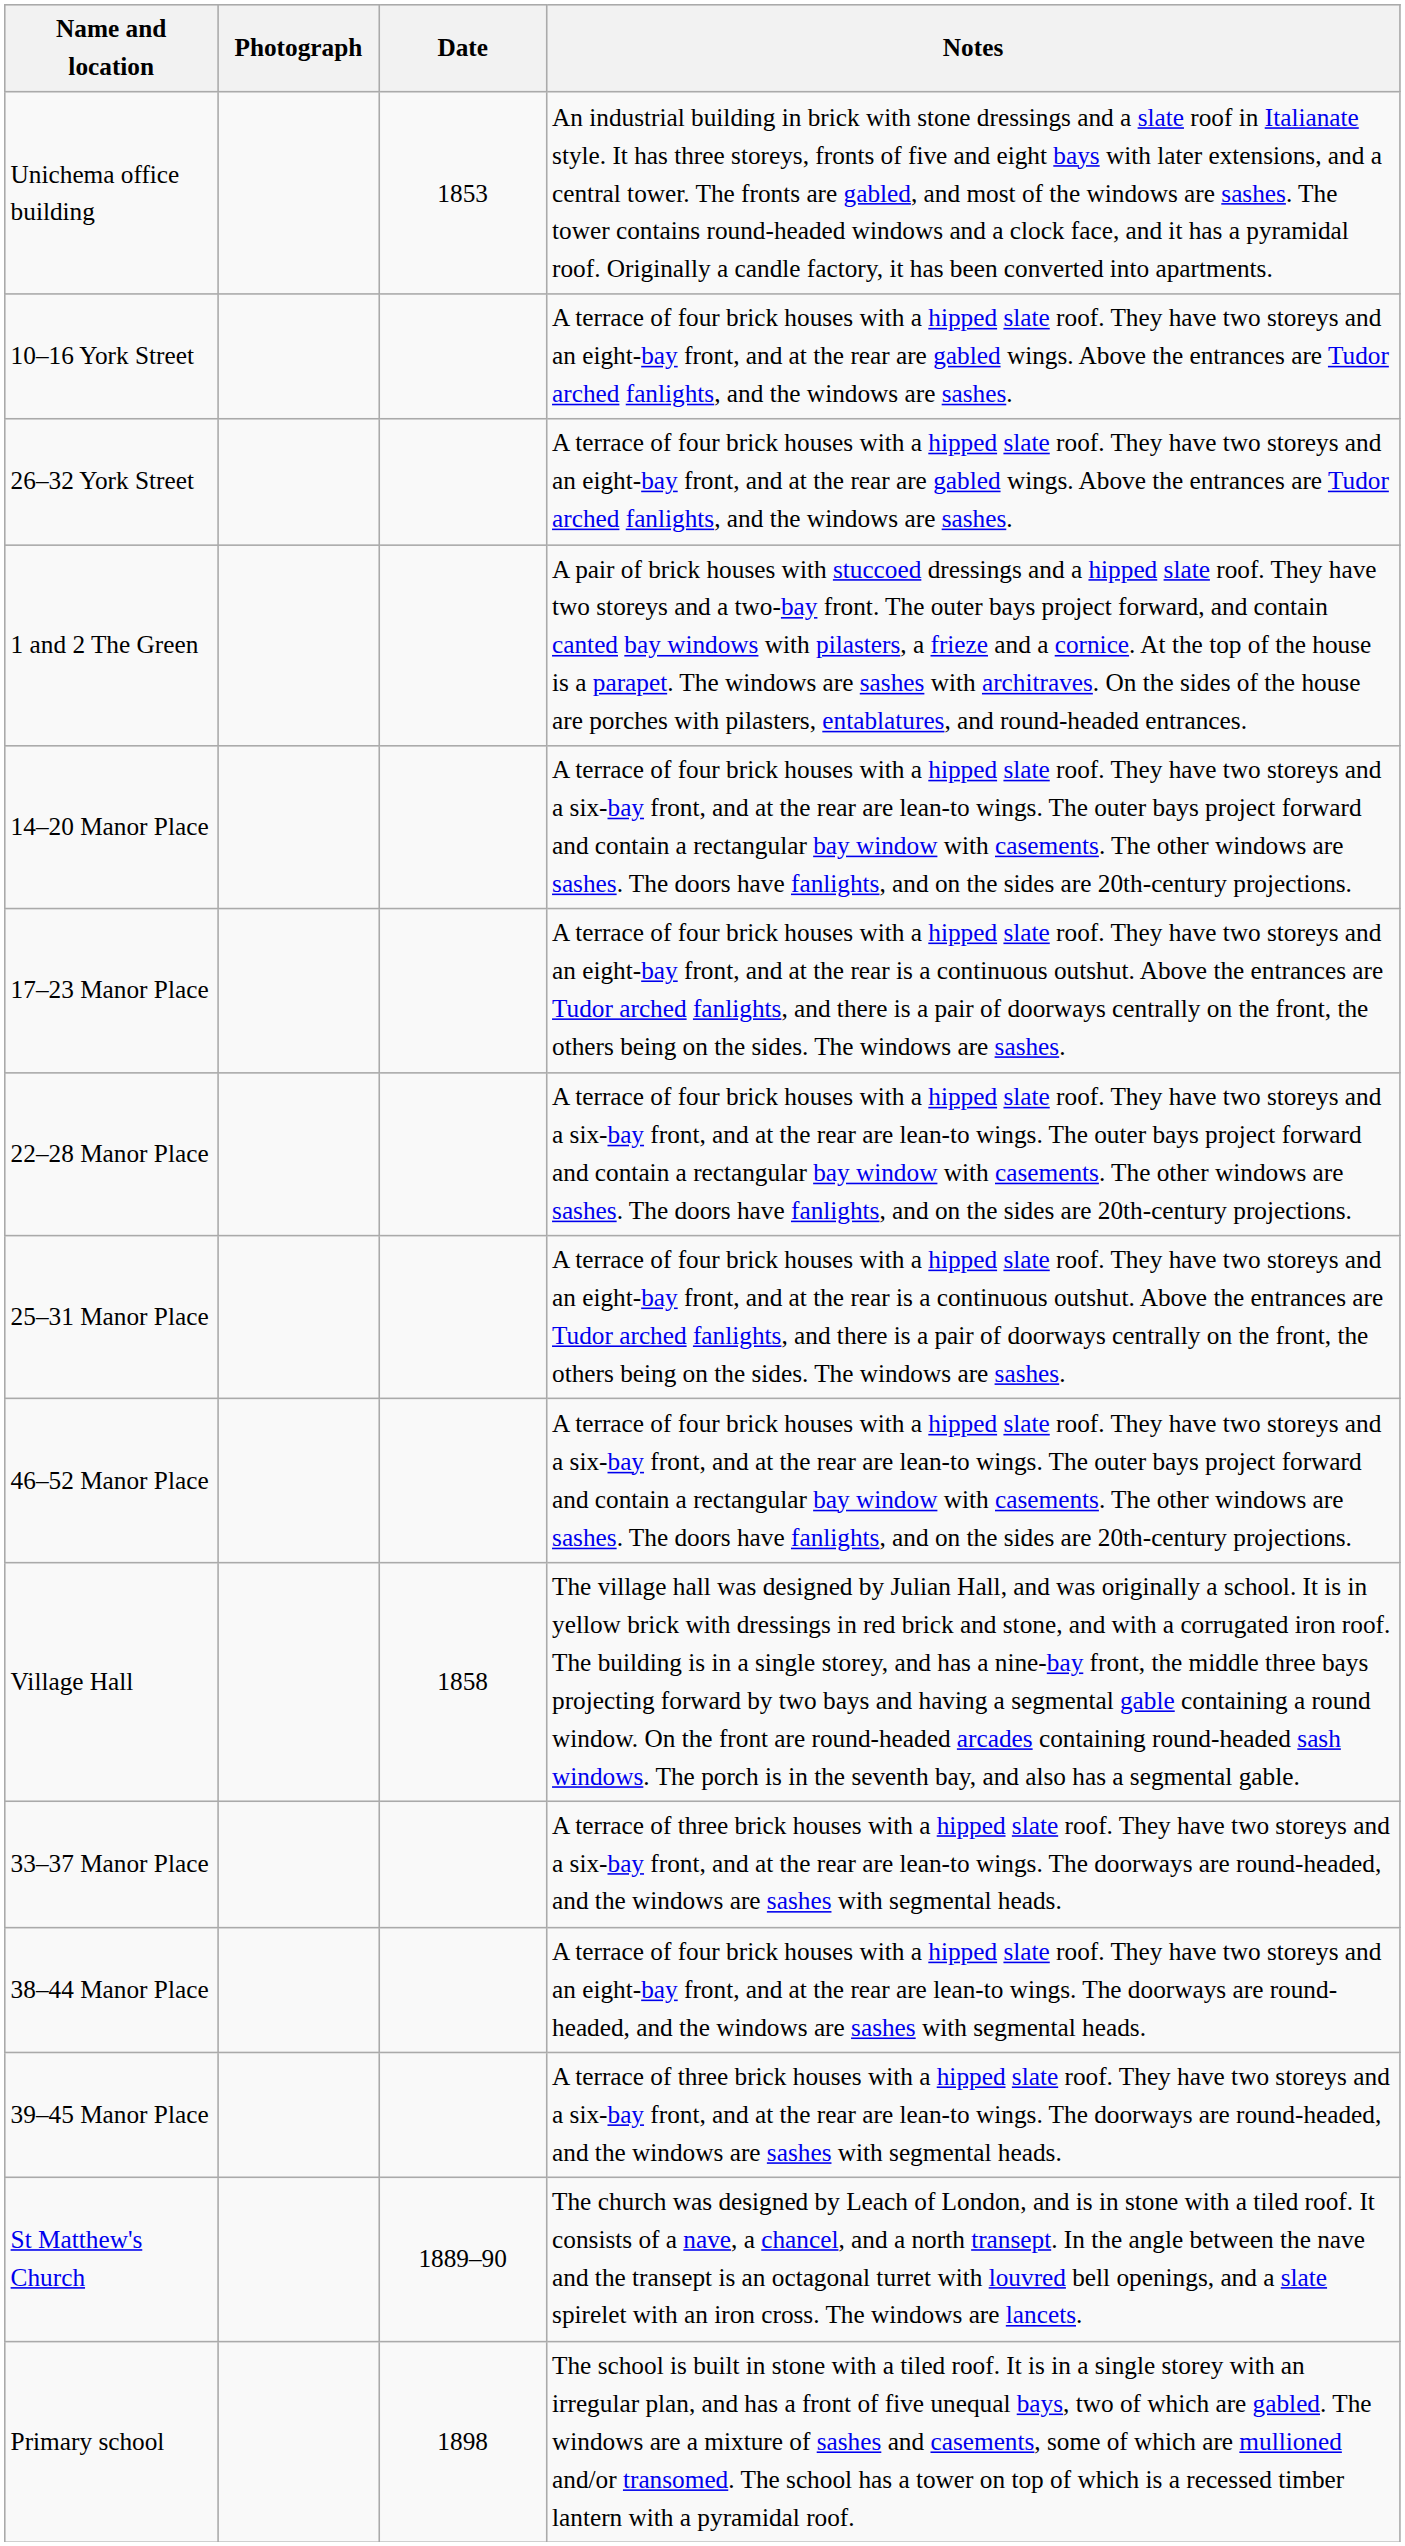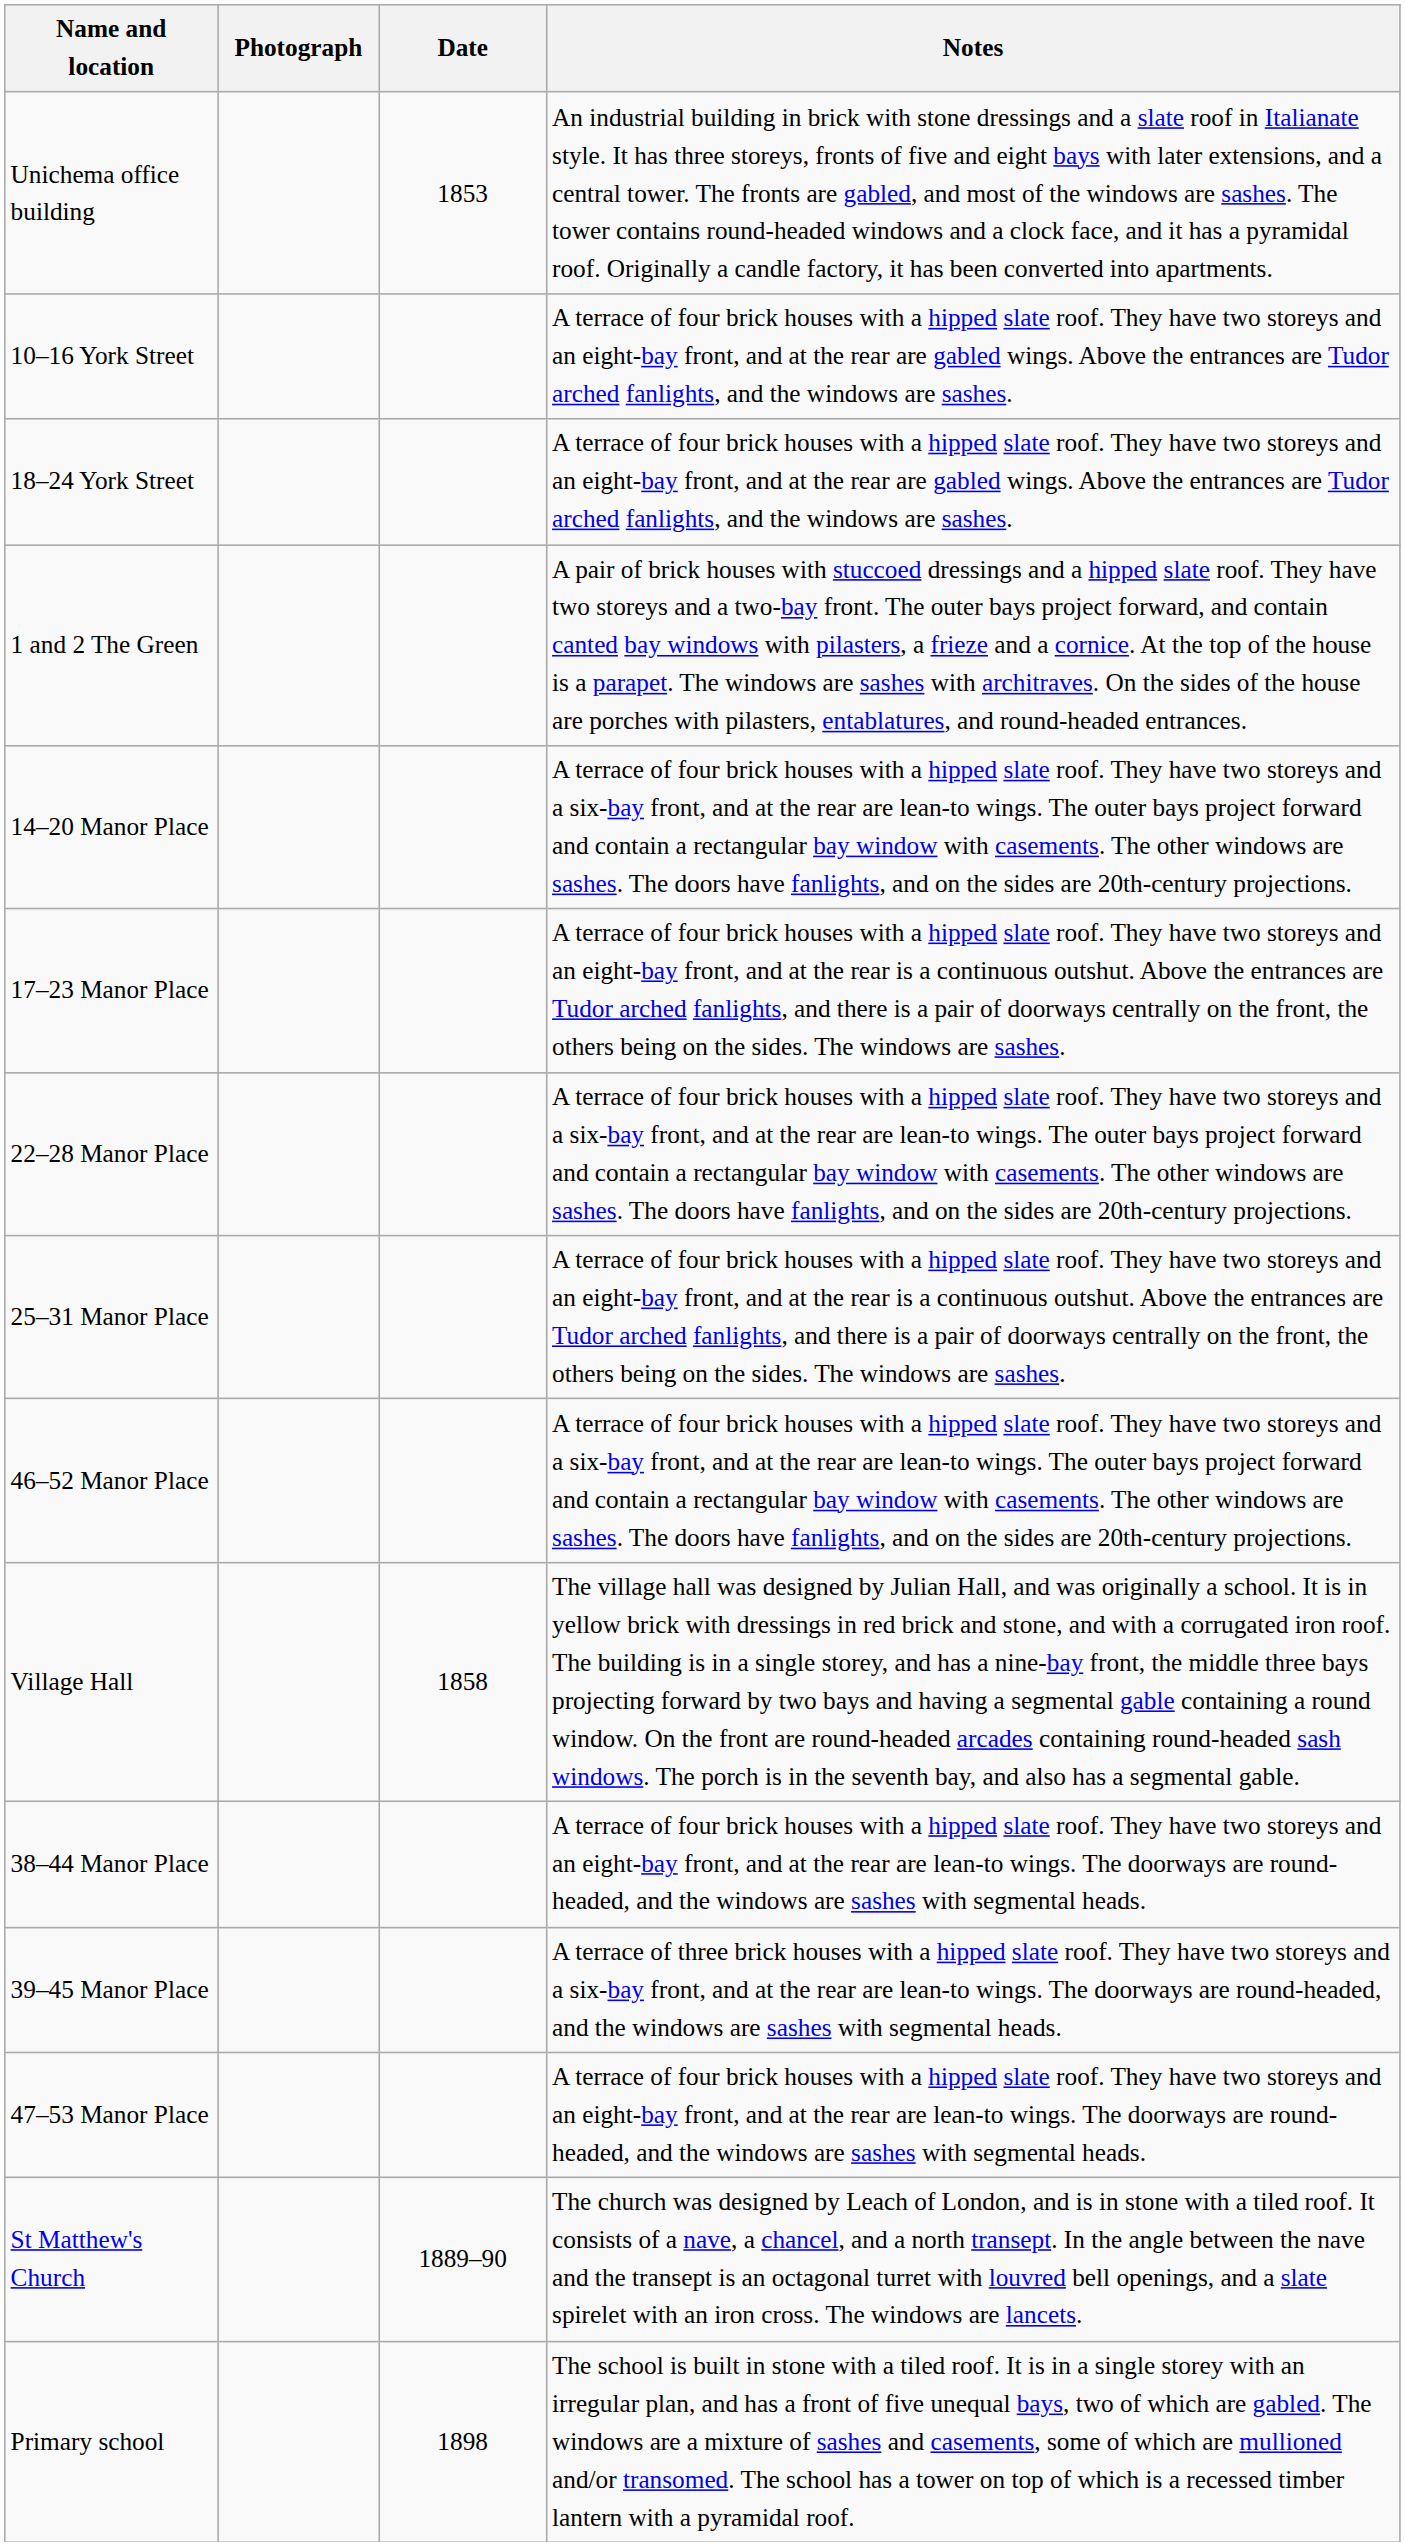+ row: (102, 481)
- row: (102, 481)
- row: (110, 1863)
+ row: (110, 2114)
